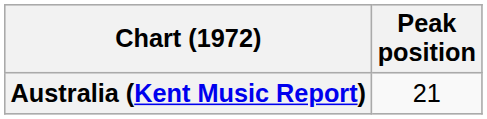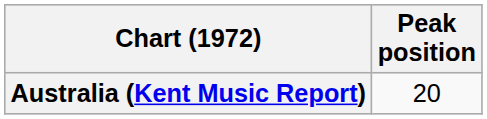(427, 93) 21 -> (427, 93) 20
